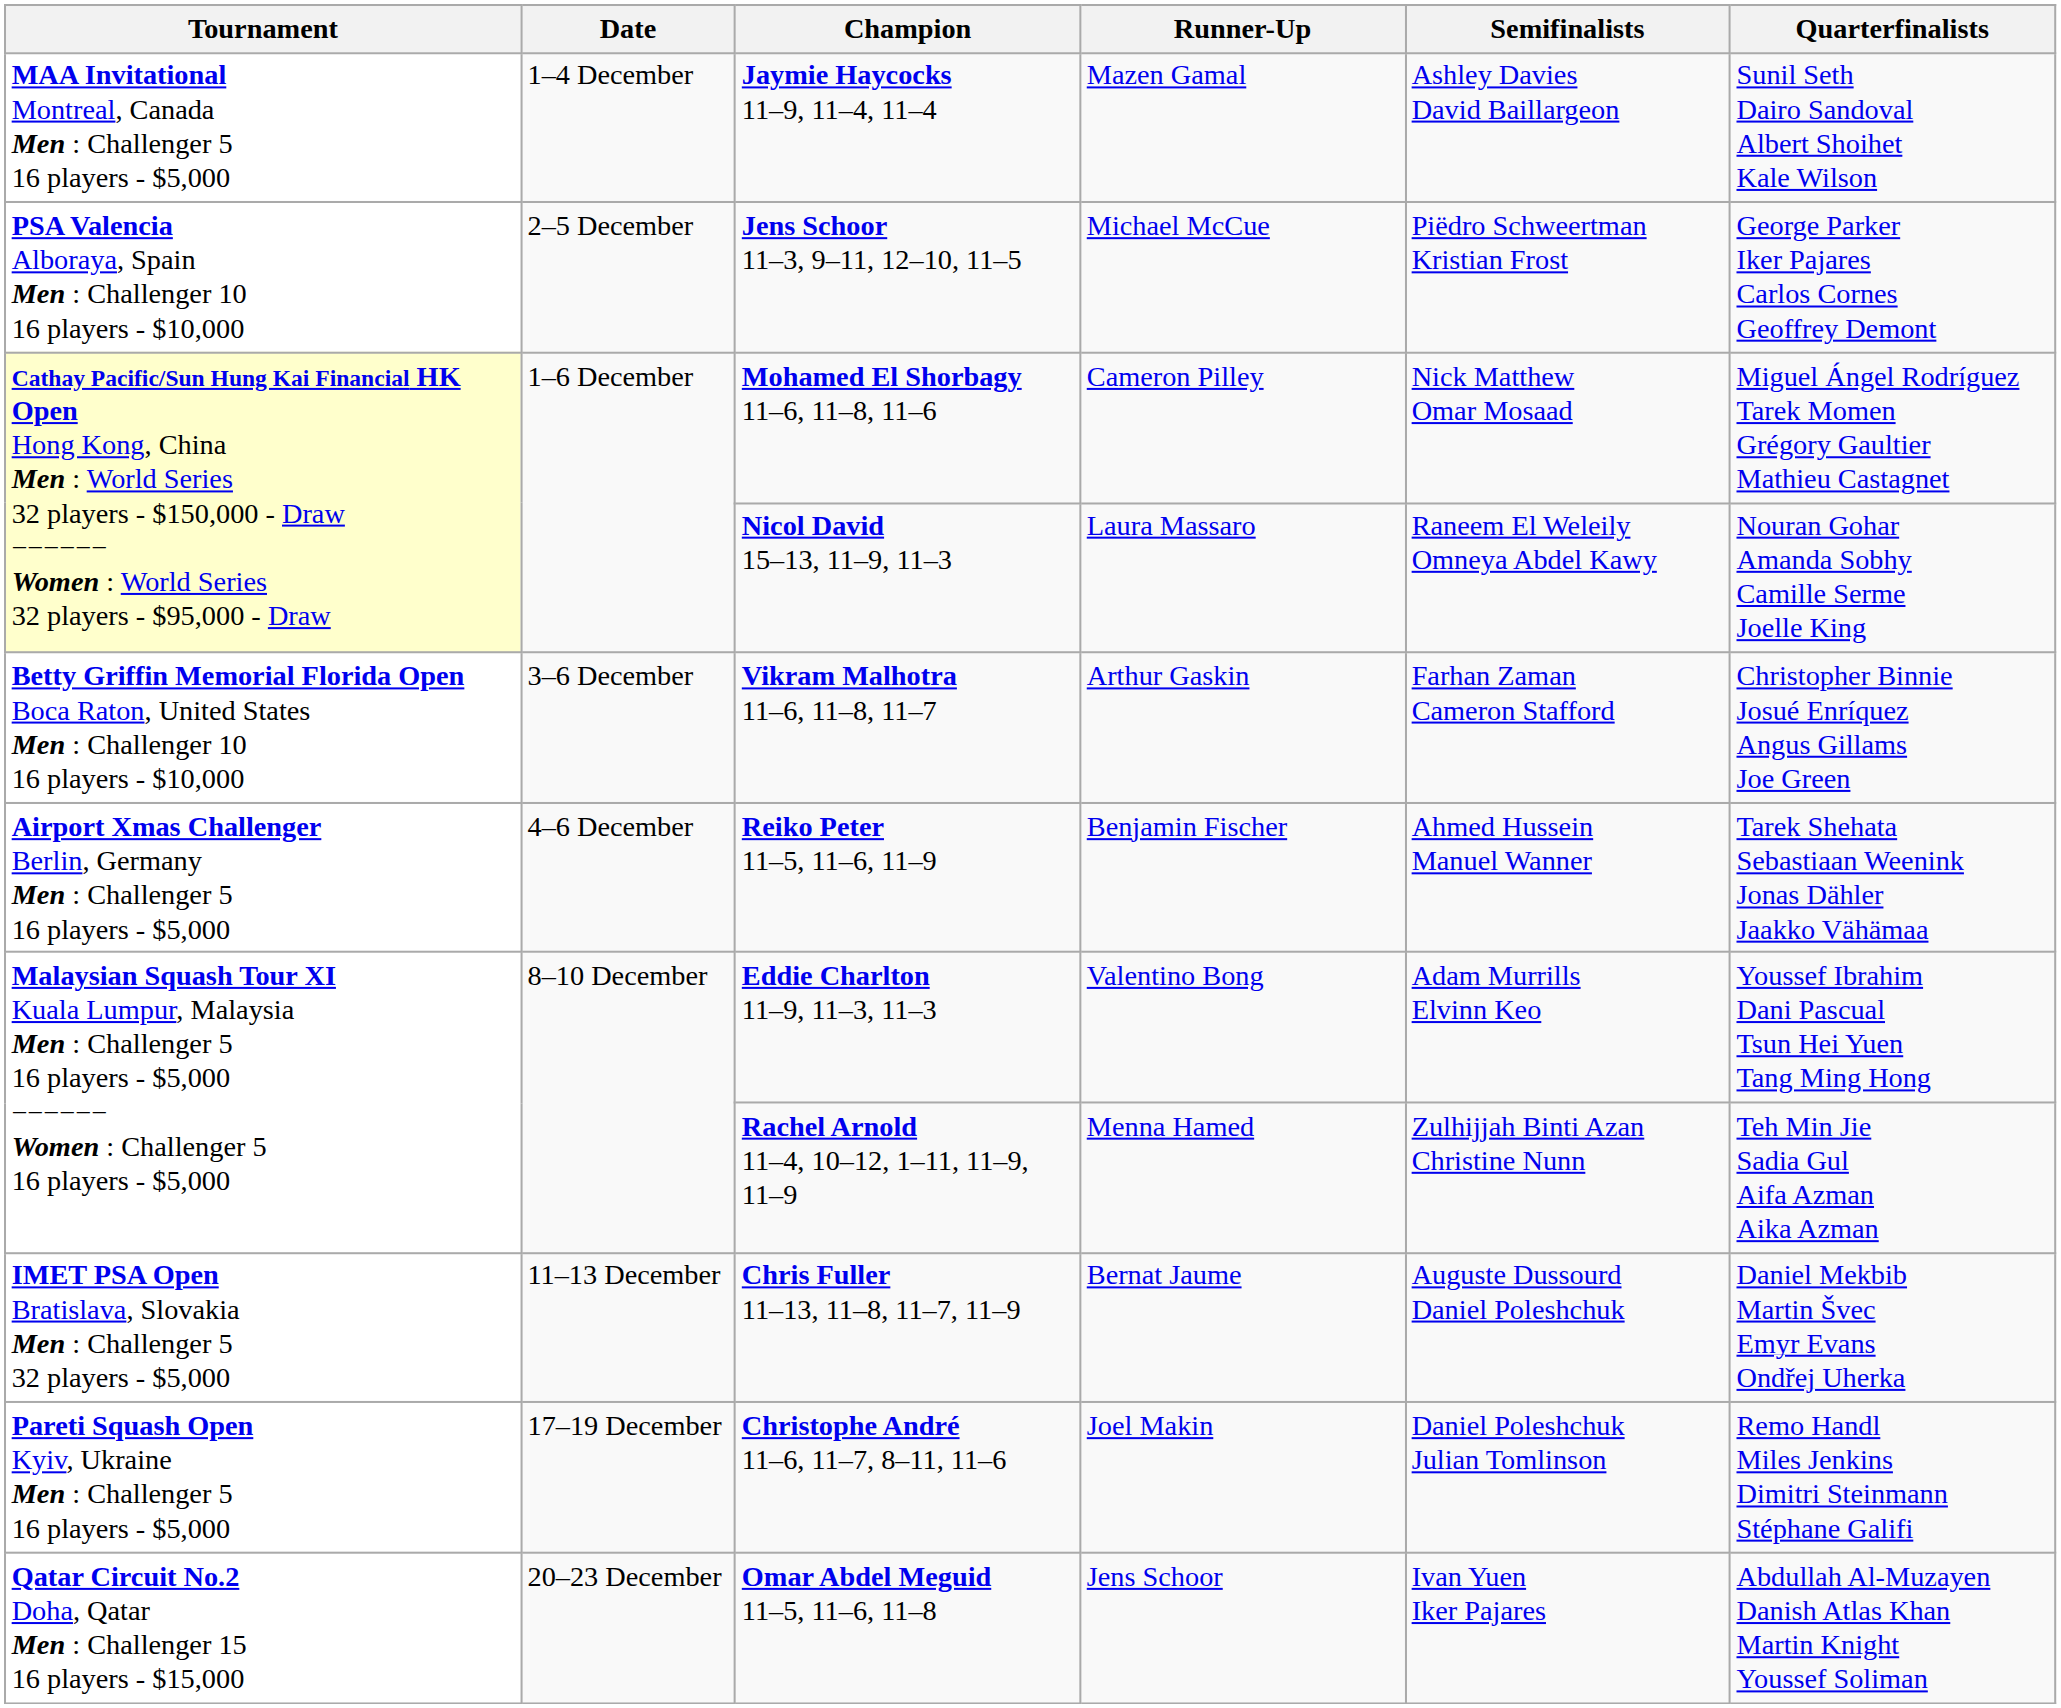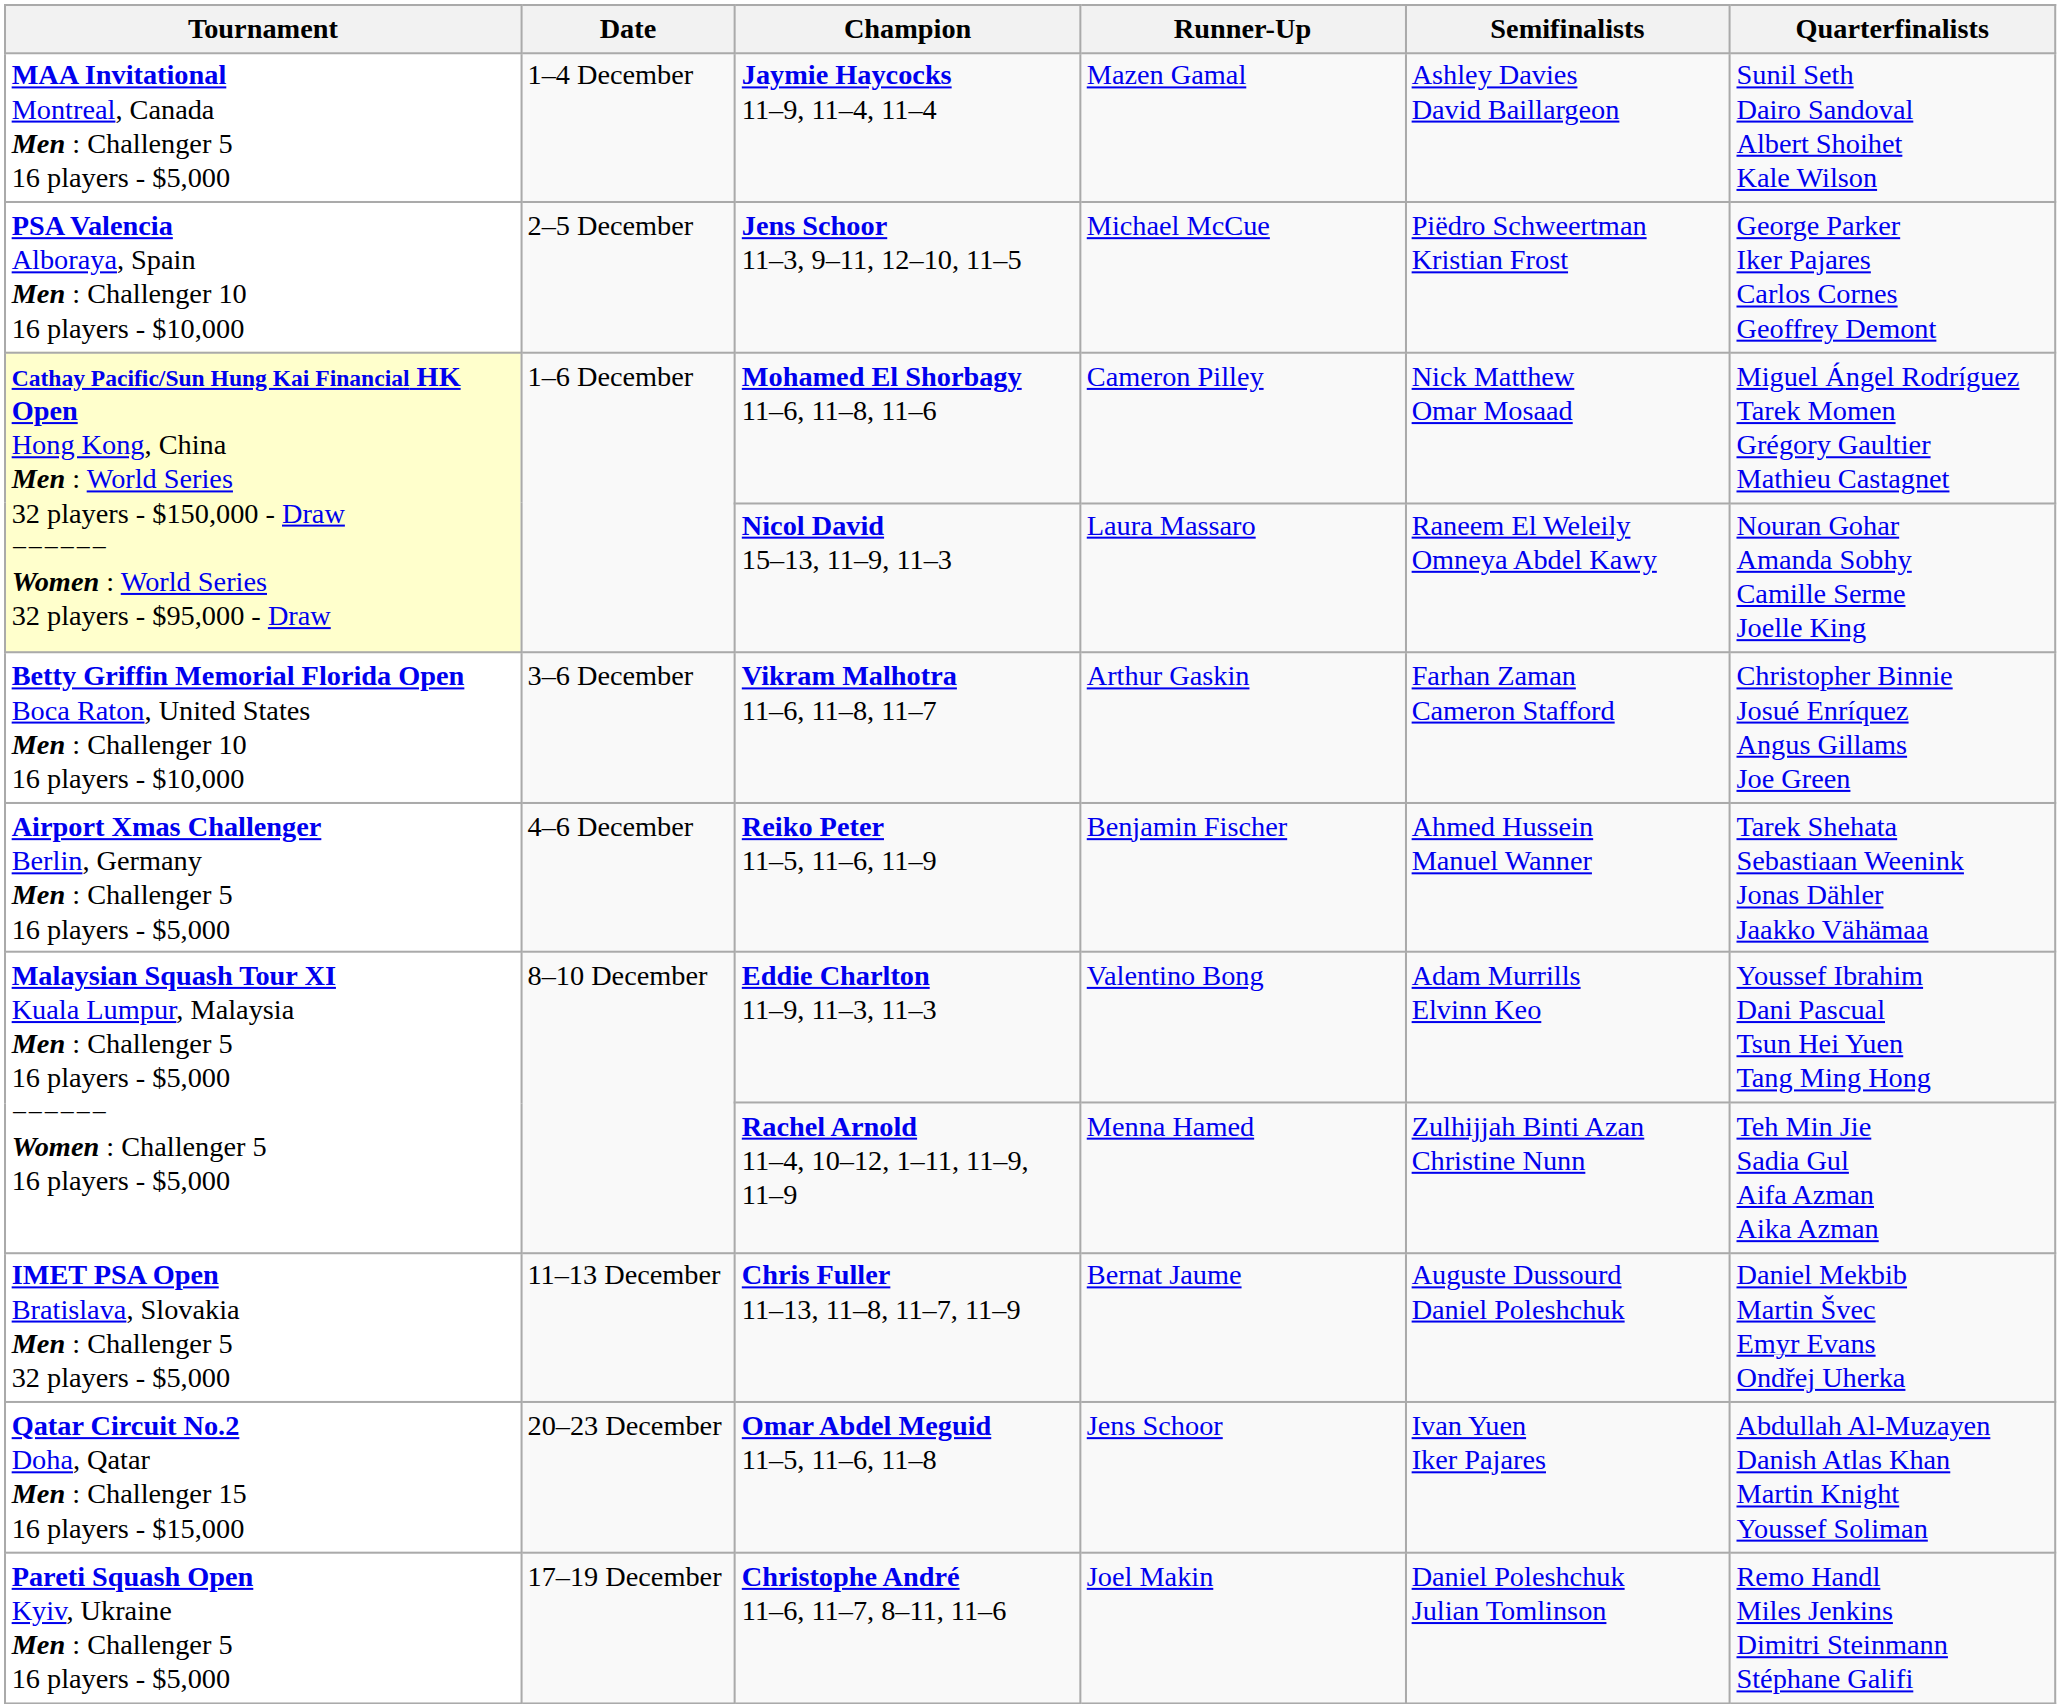rows swapped: (874, 1442) <-> (867, 1592)
